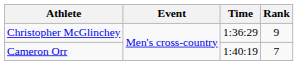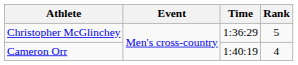(276, 33) 9 -> (276, 33) 5
(276, 51) 7 -> (276, 51) 4
